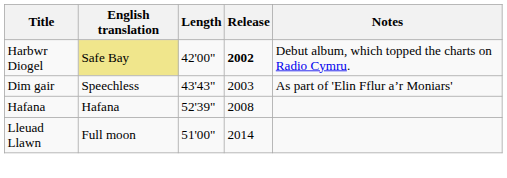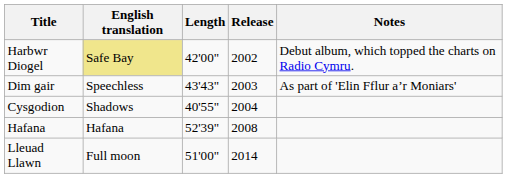(241, 57) bold -> (244, 57) normal
+ row: (36, 106)
